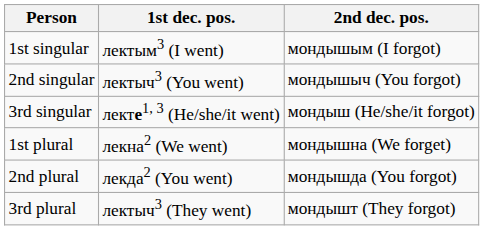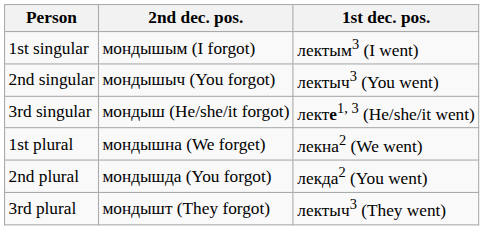columns swapped: (191, 18) <-> (381, 18)
